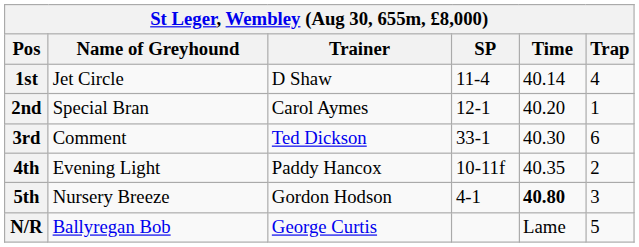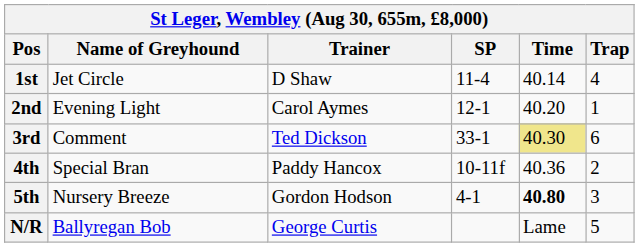(101, 108) Special Bran -> (106, 108) Evening Light
(544, 138) no background -> (544, 138) khaki background
(106, 167) Evening Light -> (101, 167) Special Bran
(544, 167) 40.35 -> (544, 167) 40.36
